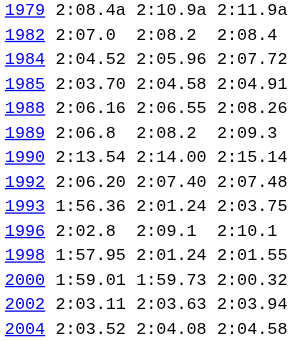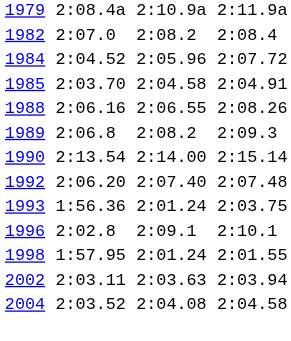- row: (25, 280)
